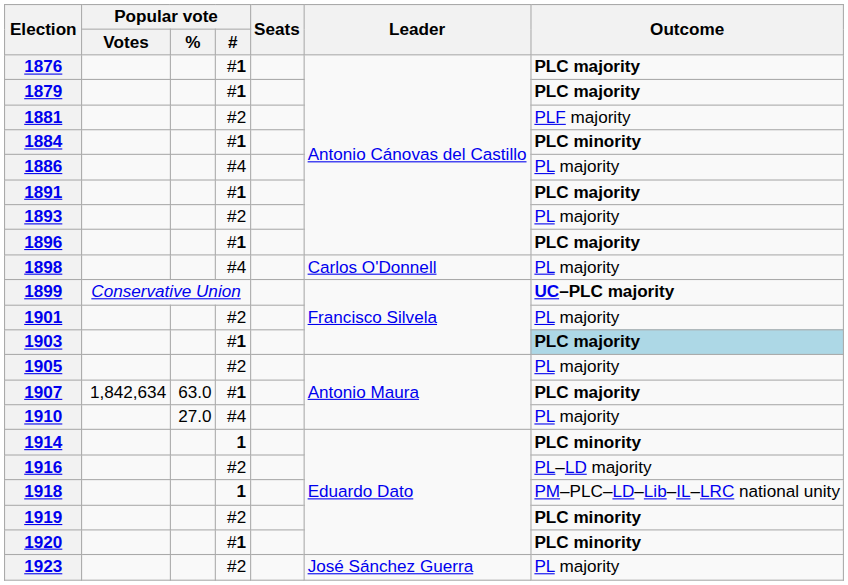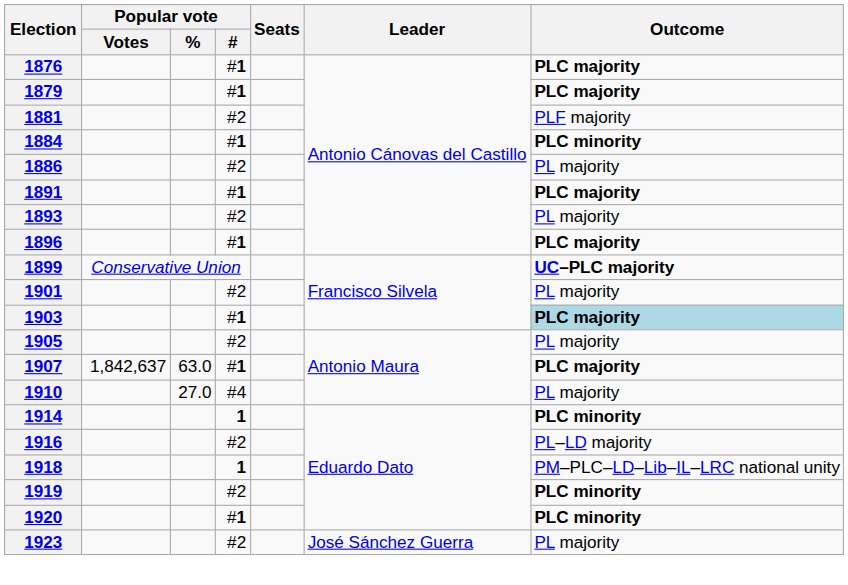(237, 167) #4 -> (237, 167) #2
- row: (43, 267)
(128, 392) 1,842,634 -> (128, 367) 1,842,637
